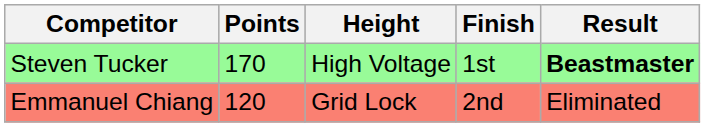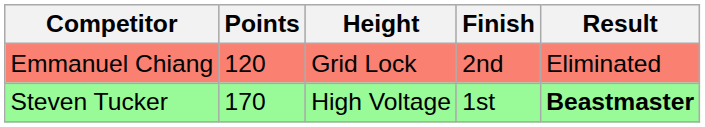rows swapped: (89, 63) <-> (112, 102)
